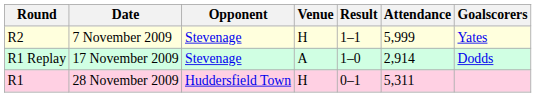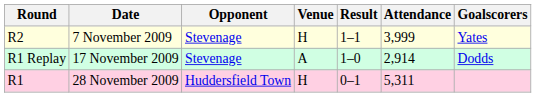(399, 37) 5,999 -> (399, 37) 3,999
